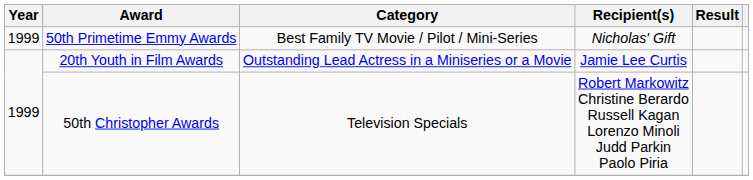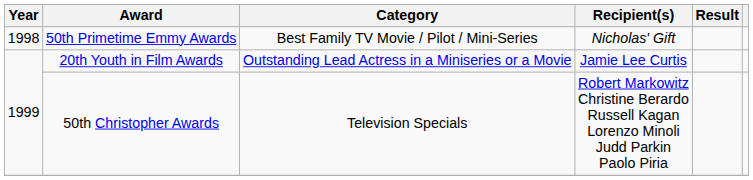(24, 38) 1999 -> (24, 38) 1998
